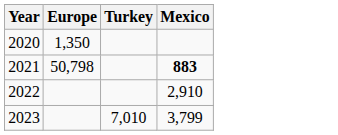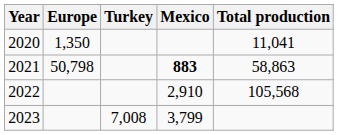+ column: (273, 17)
(129, 117) 7,010 -> (129, 117) 7,008
